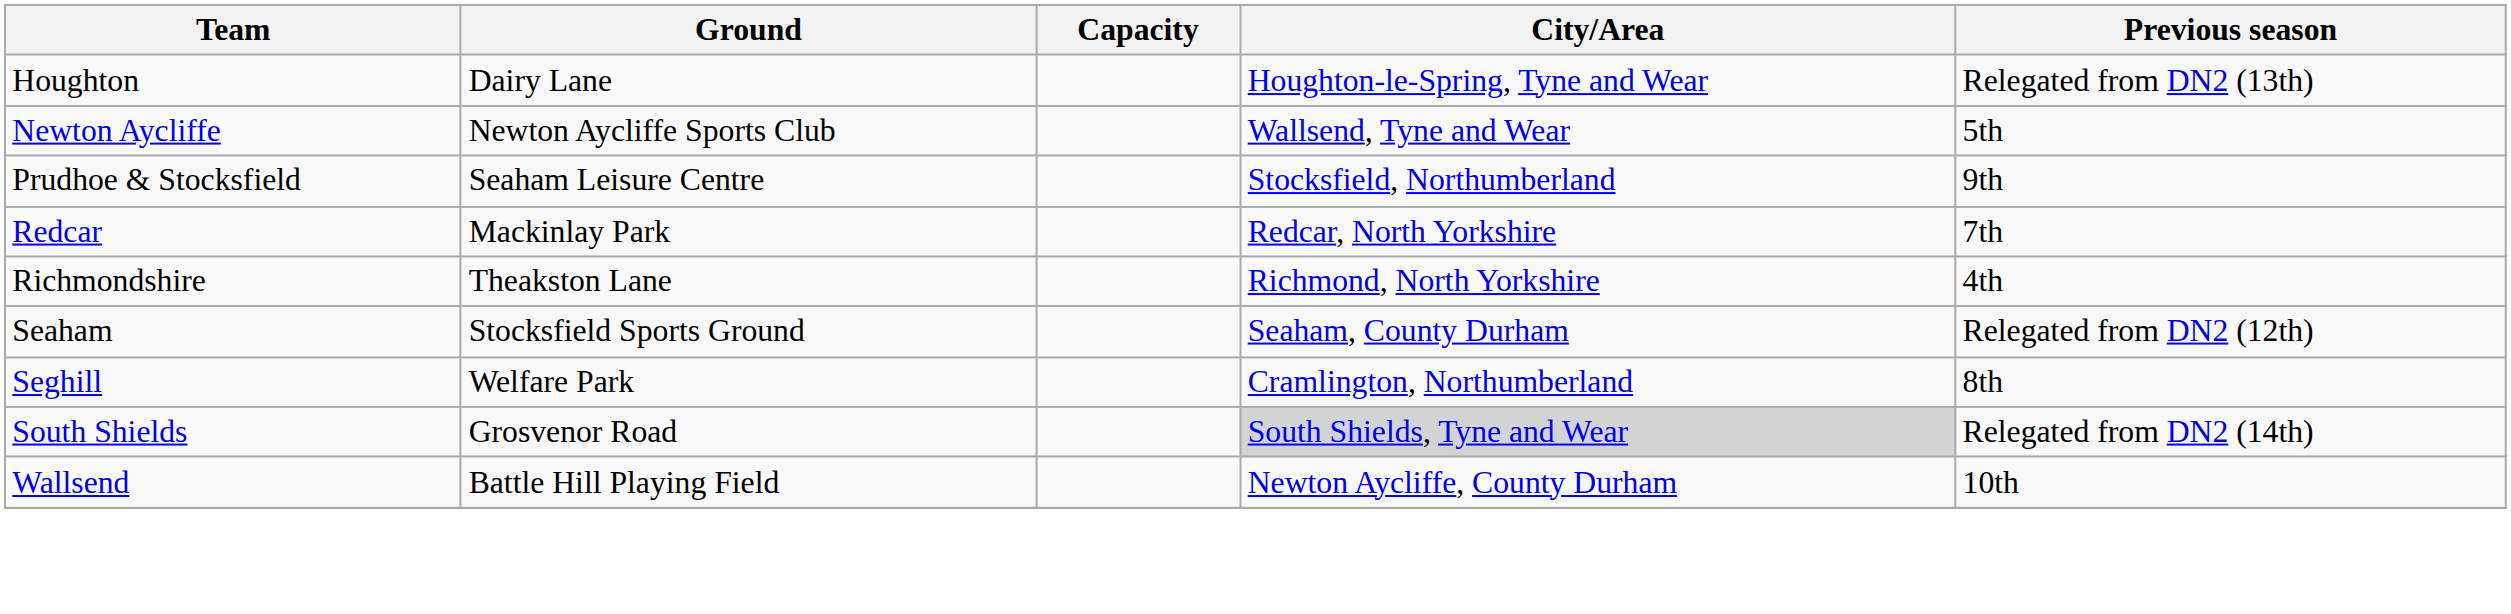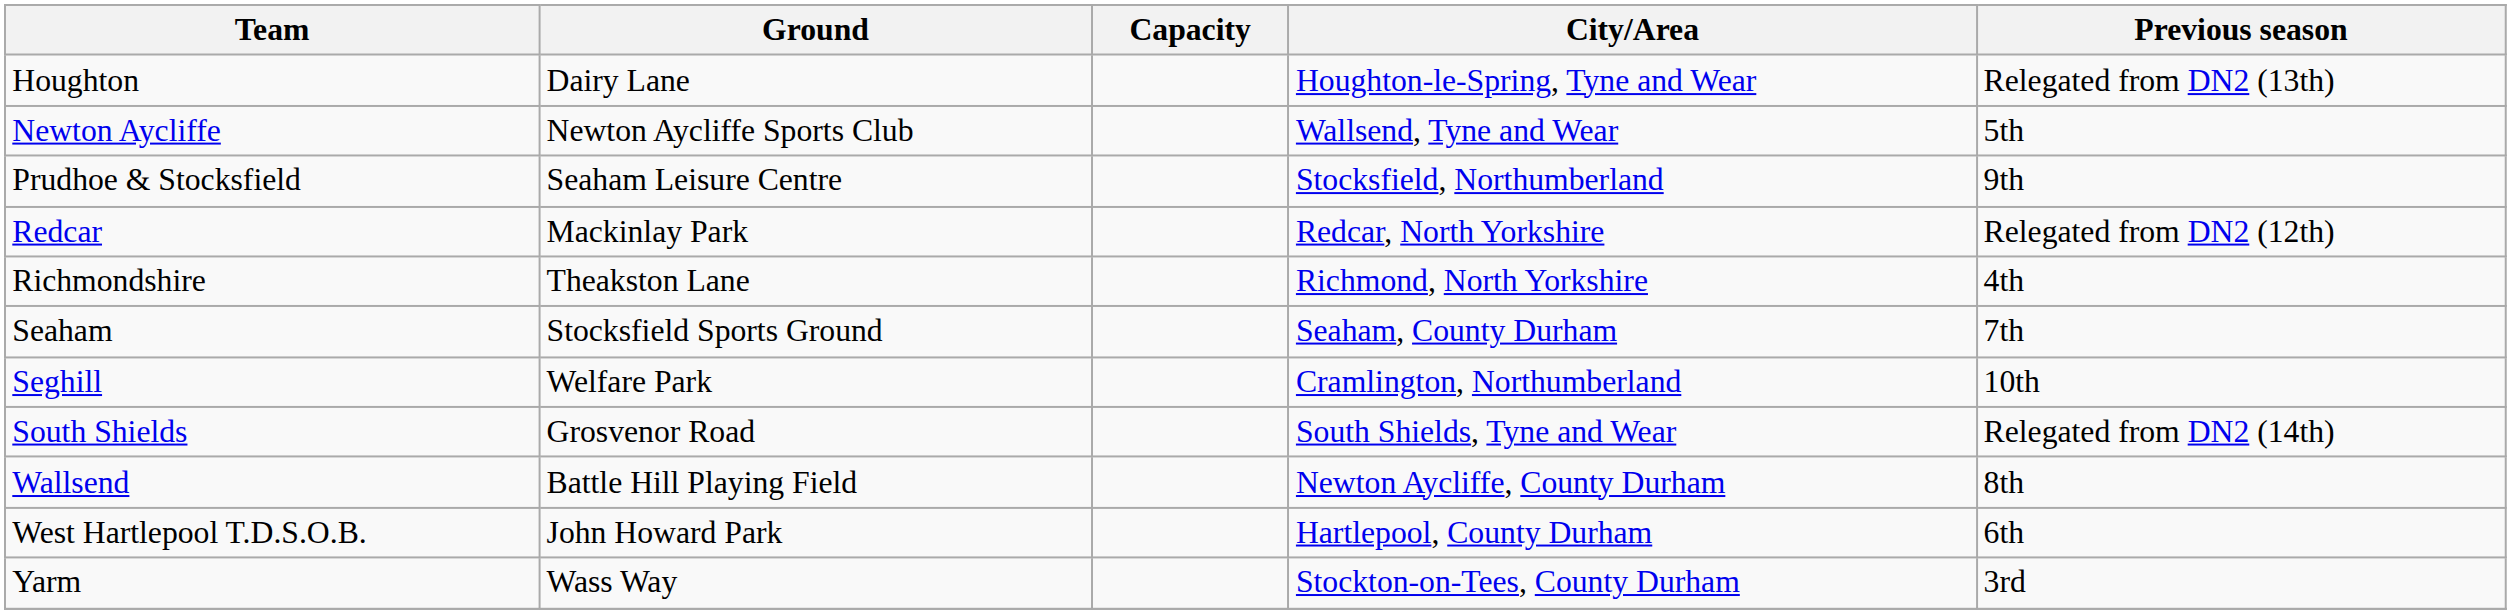(1983, 230) 7th -> (2159, 230) Relegated from DN2 (12th)
(2138, 331) Relegated from DN2 (12th) -> (2004, 331) 7th
(1983, 381) 8th -> (2012, 381) 10th
(1438, 431) lightgrey background -> (1486, 431) no background
(1991, 481) 10th -> (2004, 481) 8th
+ row: (190, 532)
+ row: (47, 582)
